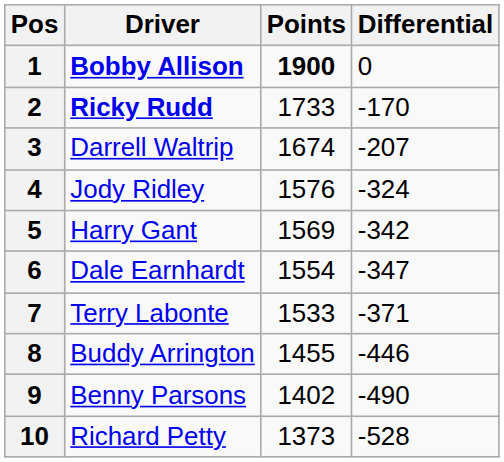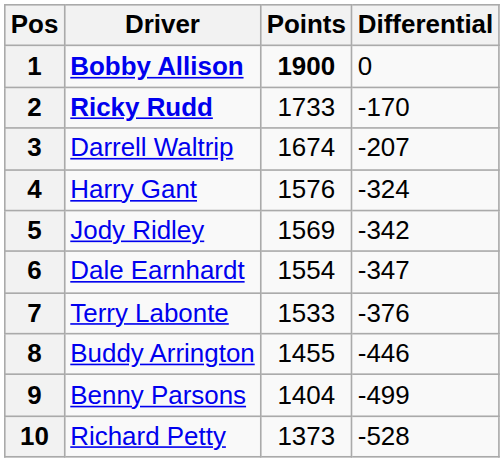(137, 189) Jody Ridley -> (134, 189) Harry Gant
(134, 230) Harry Gant -> (137, 230) Jody Ridley
(384, 312) -371 -> (384, 312) -376
(306, 395) 1402 -> (306, 395) 1404
(384, 395) -490 -> (384, 395) -499
